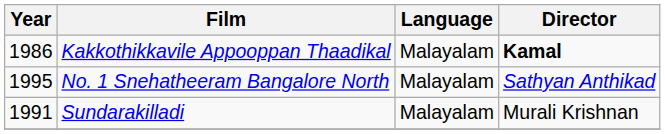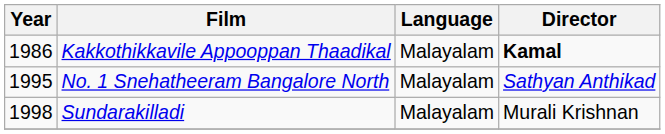(31, 112) 1991 -> (31, 112) 1998
